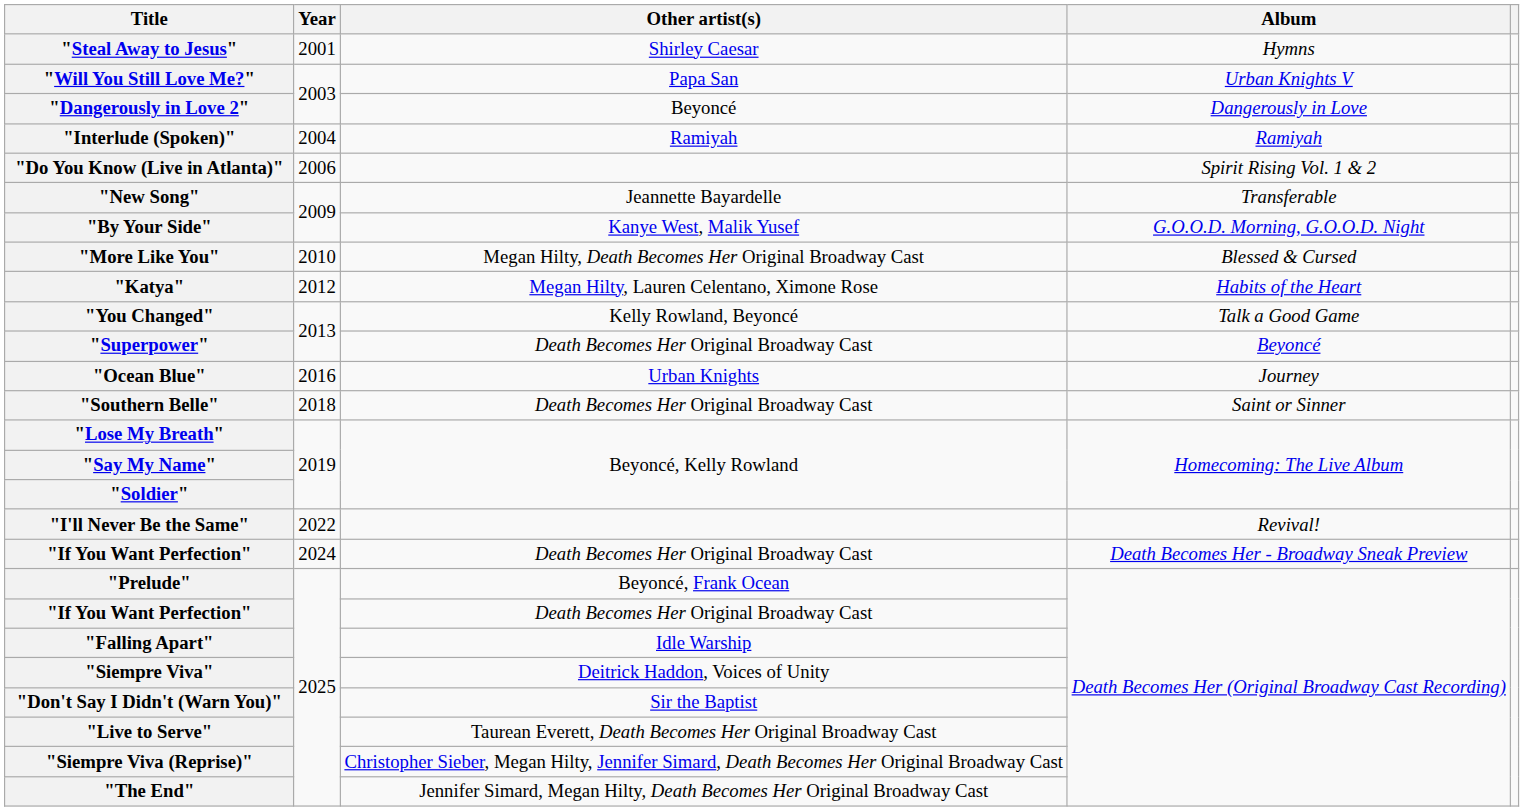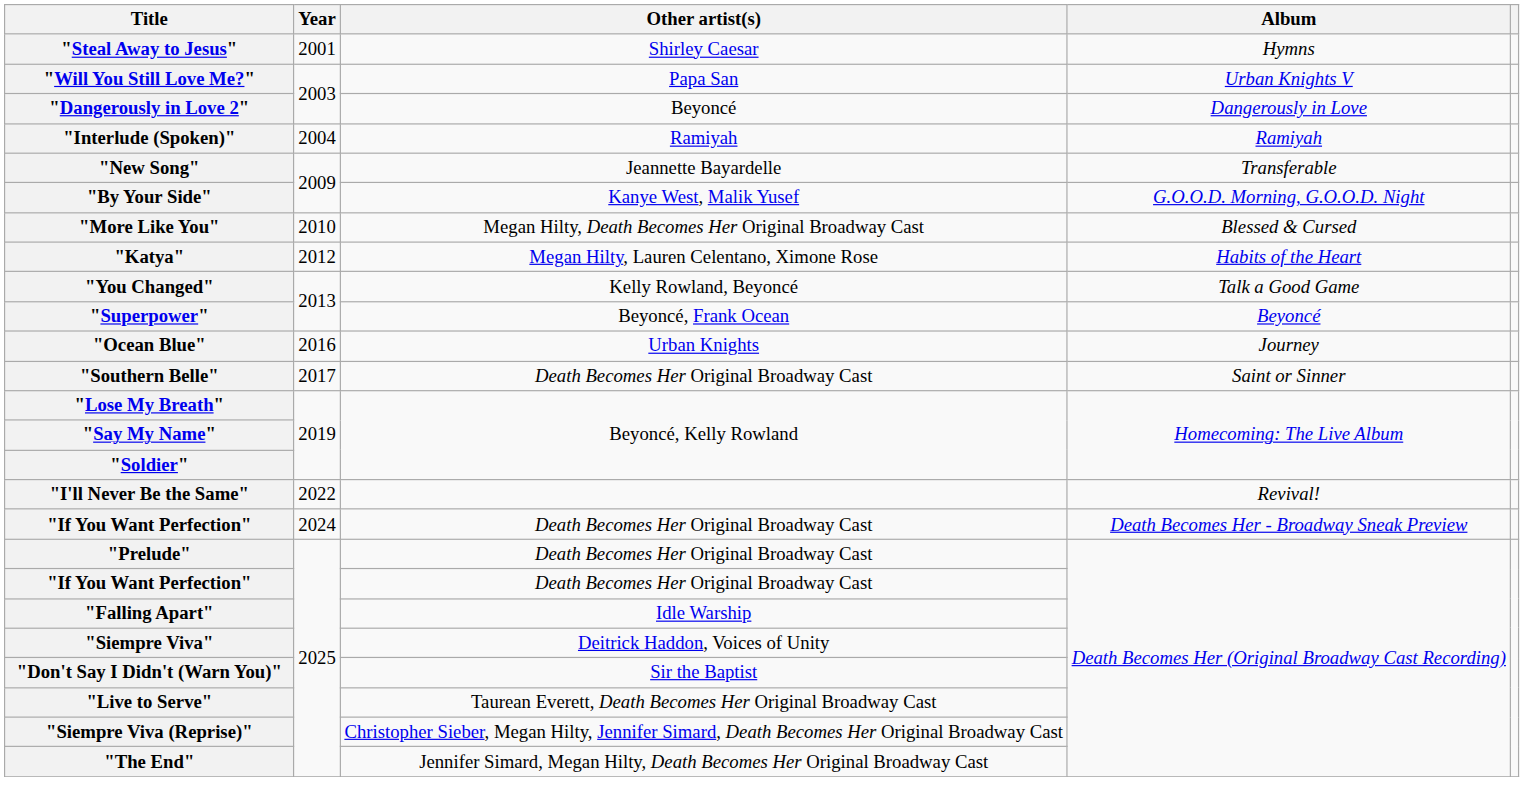- row: (149, 167)
(704, 345) Death Becomes Her Original Broadway Cast -> (704, 316) Beyoncé, Frank Ocean
(317, 405) 2018 -> (317, 375) 2017
(704, 583) Beyoncé, Frank Ocean -> (704, 553) Death Becomes Her Original Broadway Cast
